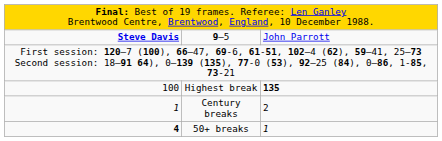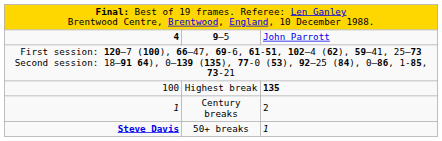(148, 38) Steve Davis -> (176, 38) 4
(176, 129) 4 -> (148, 129) Steve Davis
